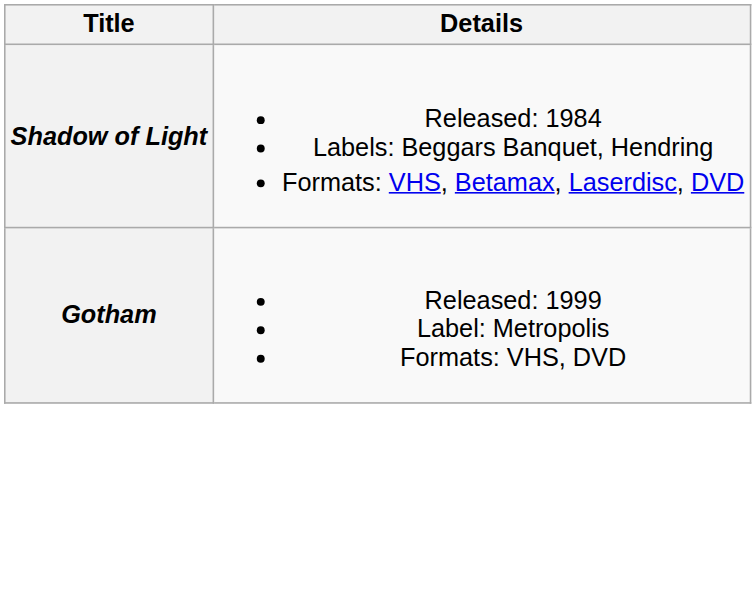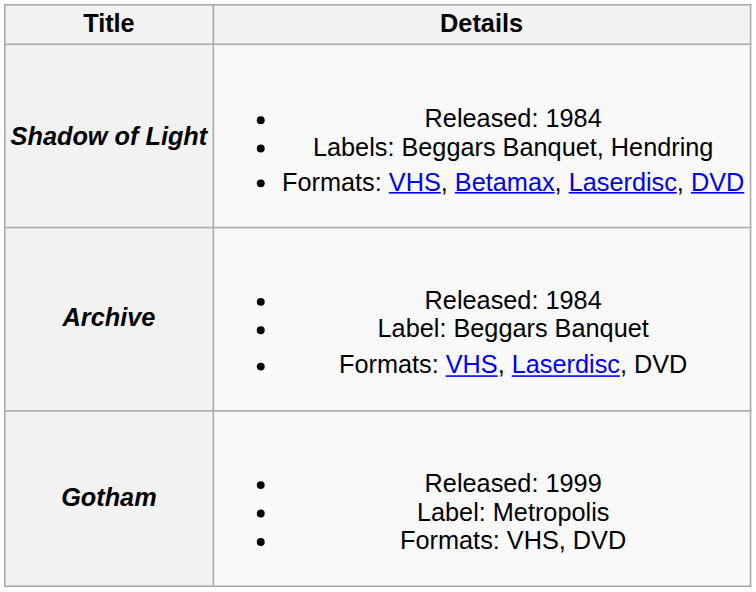+ row: (109, 318)
